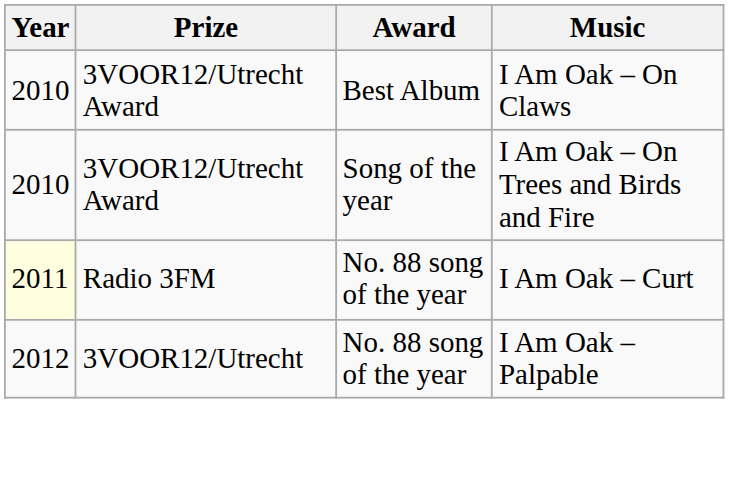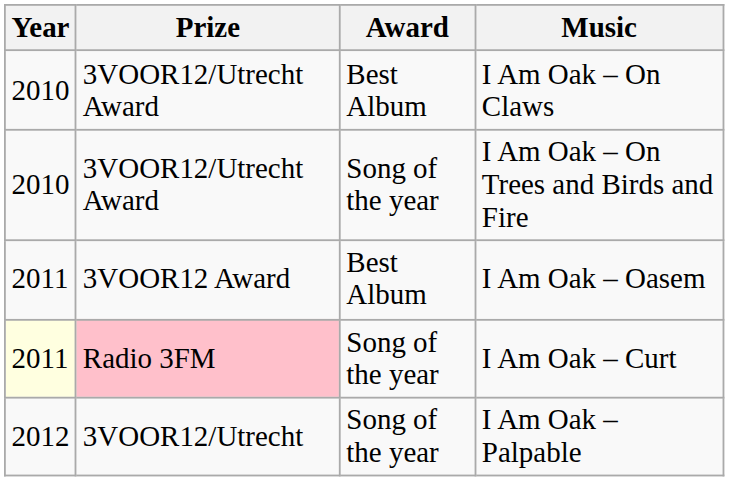+ row: (594, 279)
(149, 279) no background -> (149, 357) pink background
(413, 279) No. 88 song of the year -> (393, 357) Song of the year
(413, 357) No. 88 song of the year -> (393, 436) Song of the year
